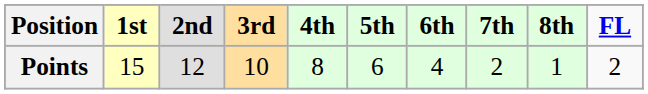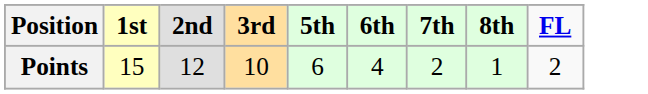- column: (317, 24)
